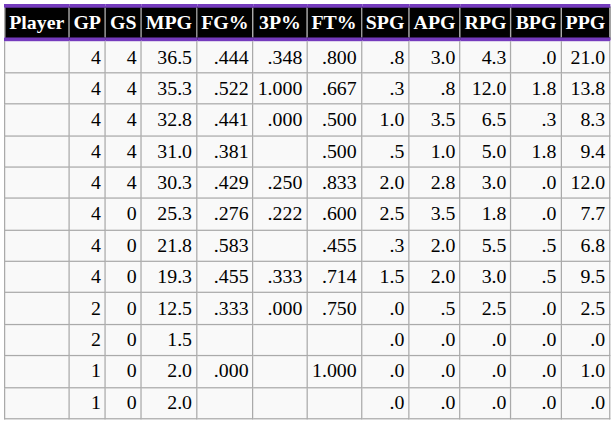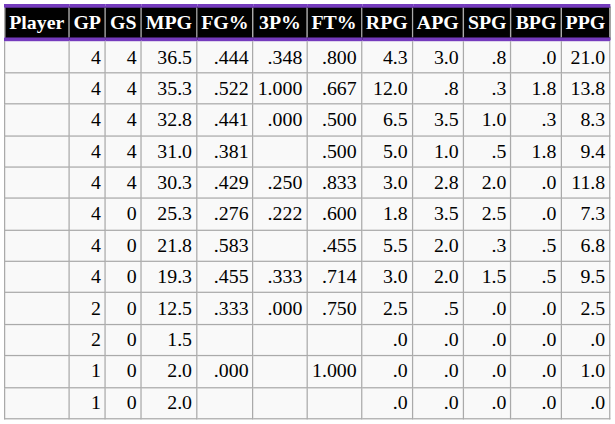columns swapped: (486, 22) <-> (385, 22)
(588, 182) 12.0 -> (588, 182) 11.8
(593, 213) 7.7 -> (593, 213) 7.3
